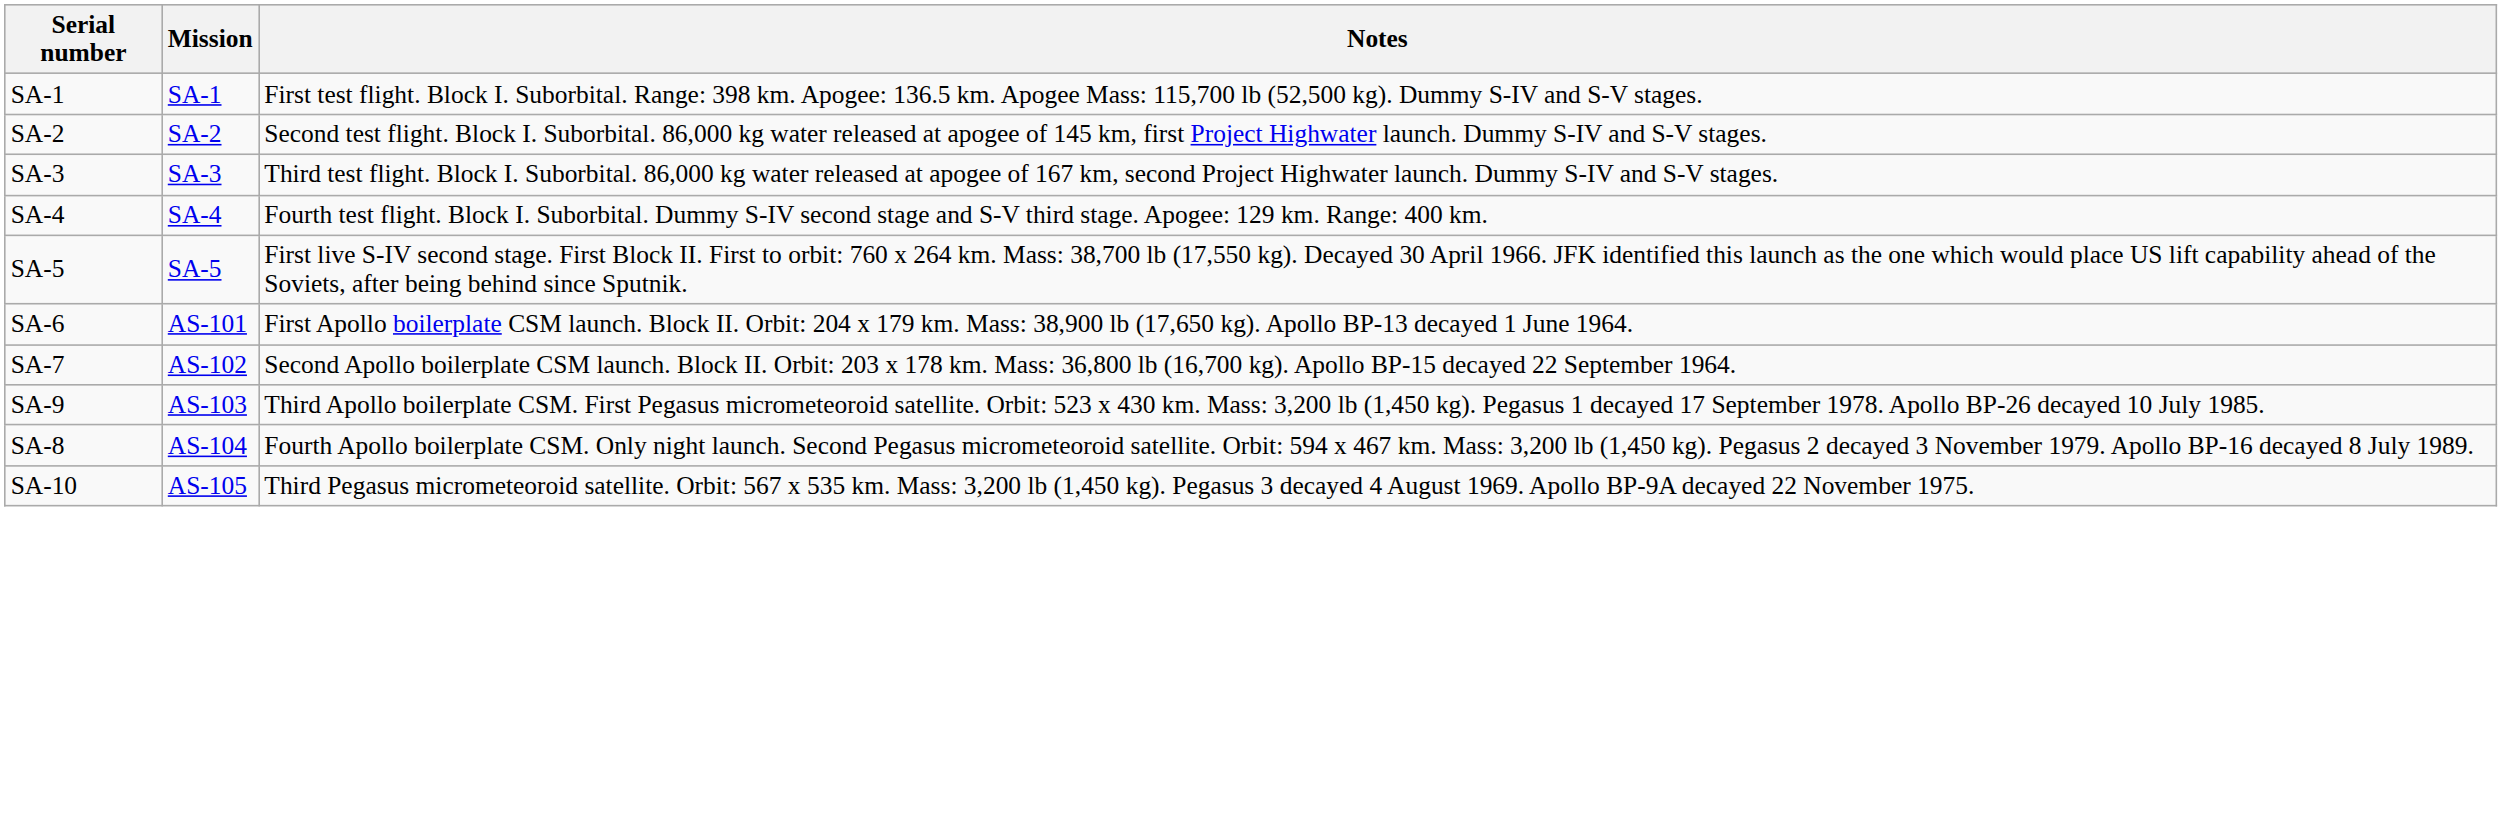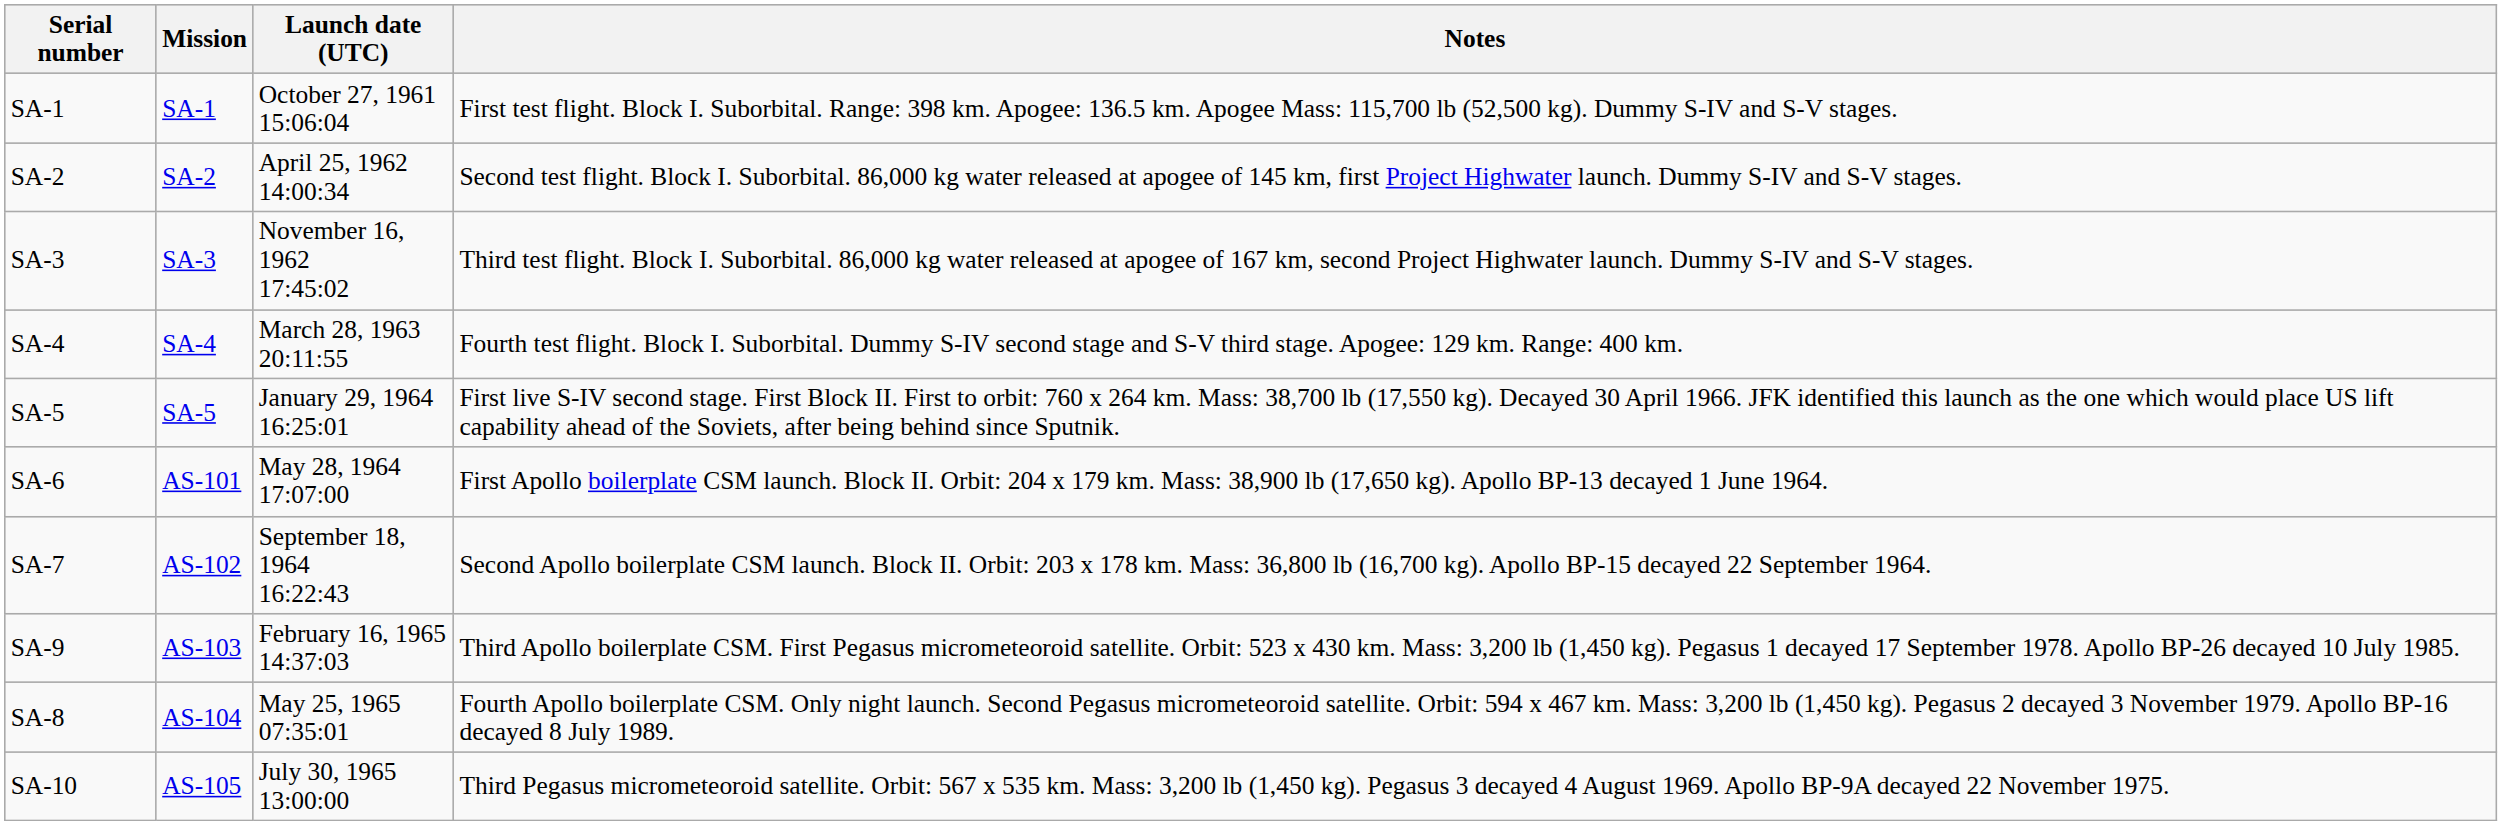+ column: (353, 38)
